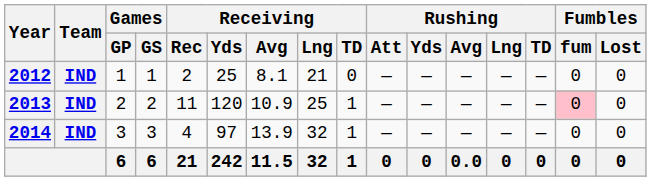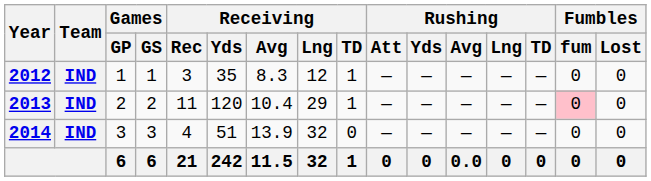(187, 76) 2 -> (187, 76) 3
(227, 76) 25 -> (227, 76) 35
(272, 76) 8.1 -> (272, 76) 8.3
(317, 76) 21 -> (317, 76) 12
(352, 76) 0 -> (352, 76) 1
(272, 105) 10.9 -> (272, 105) 10.4
(317, 105) 25 -> (317, 105) 29
(227, 133) 97 -> (227, 133) 51
(352, 133) 1 -> (352, 133) 0
